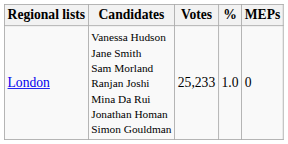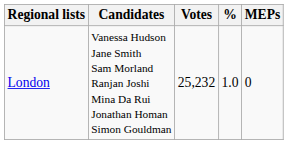(197, 82) 25,233 -> (197, 82) 25,232
